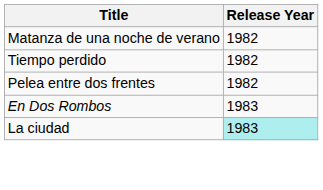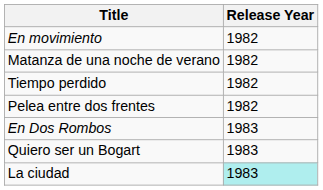+ row: (55, 38)
+ row: (74, 151)
